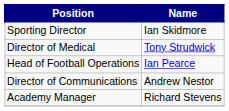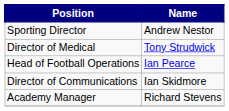(175, 30) Ian Skidmore -> (179, 30) Andrew Nestor
(179, 81) Andrew Nestor -> (175, 81) Ian Skidmore
